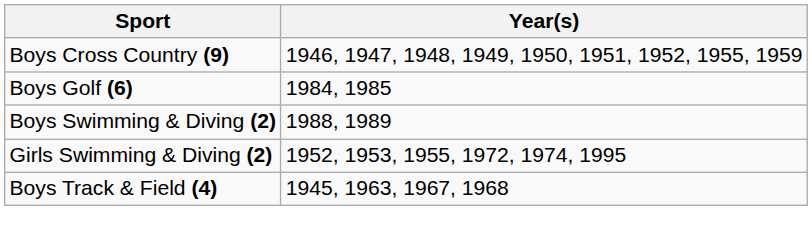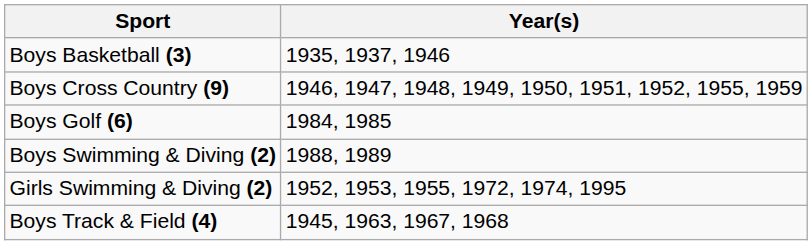+ row: (101, 54)
